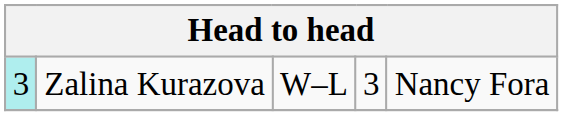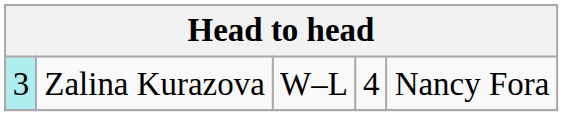(371, 82) 3 -> (371, 82) 4
